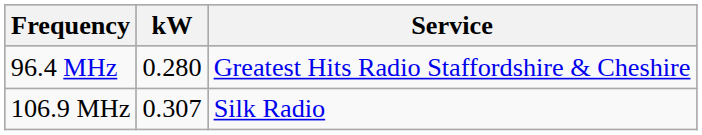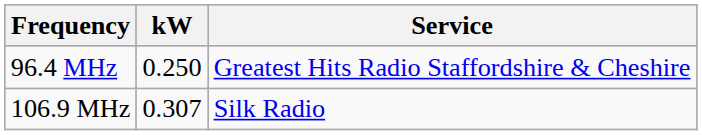(172, 66) 0.280 -> (172, 66) 0.250
